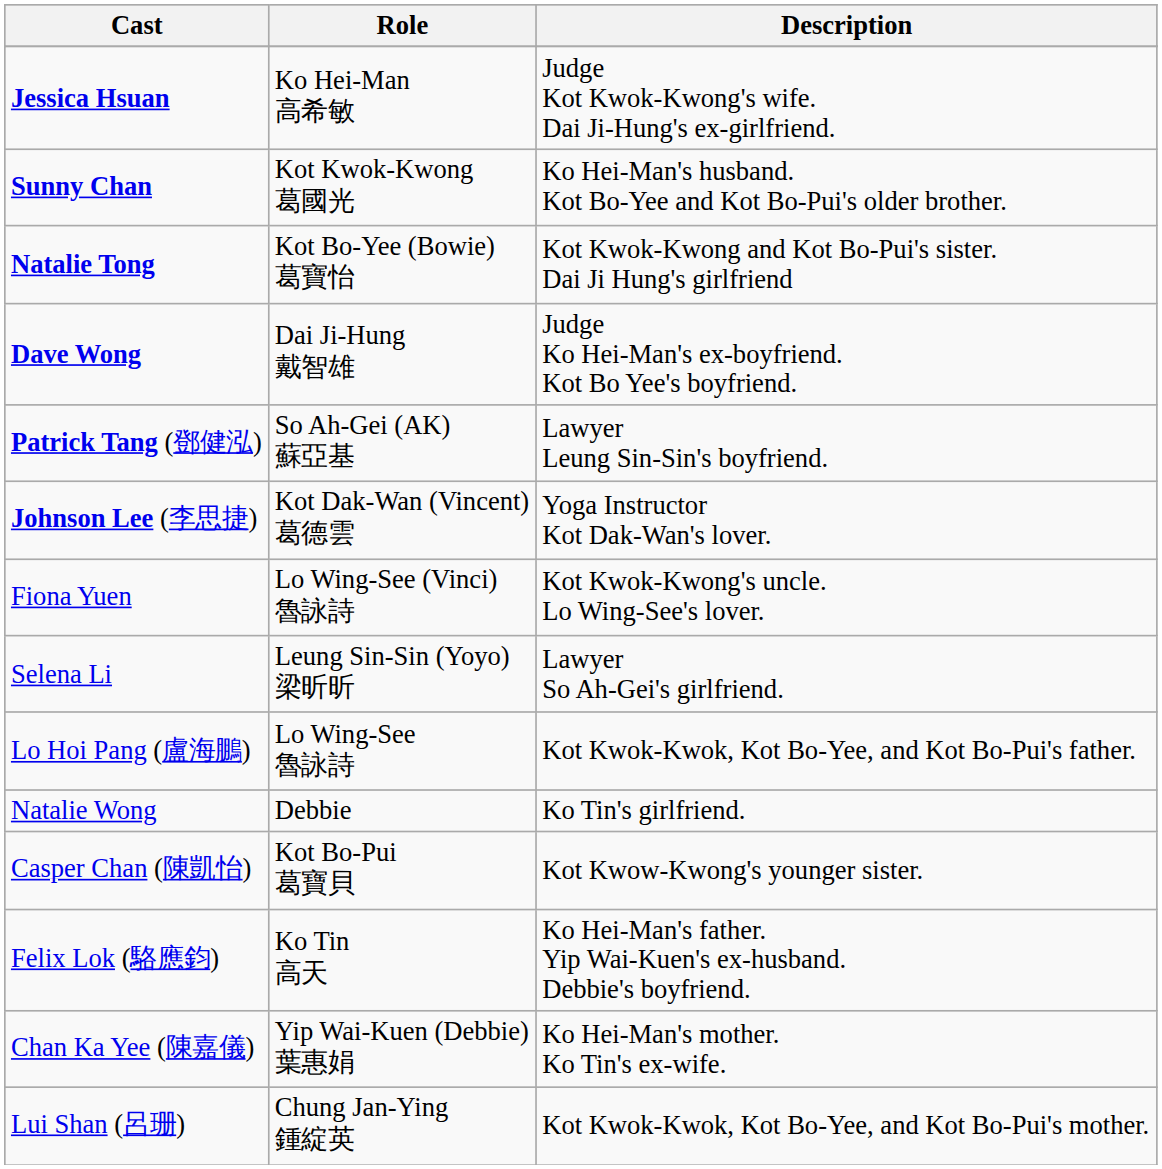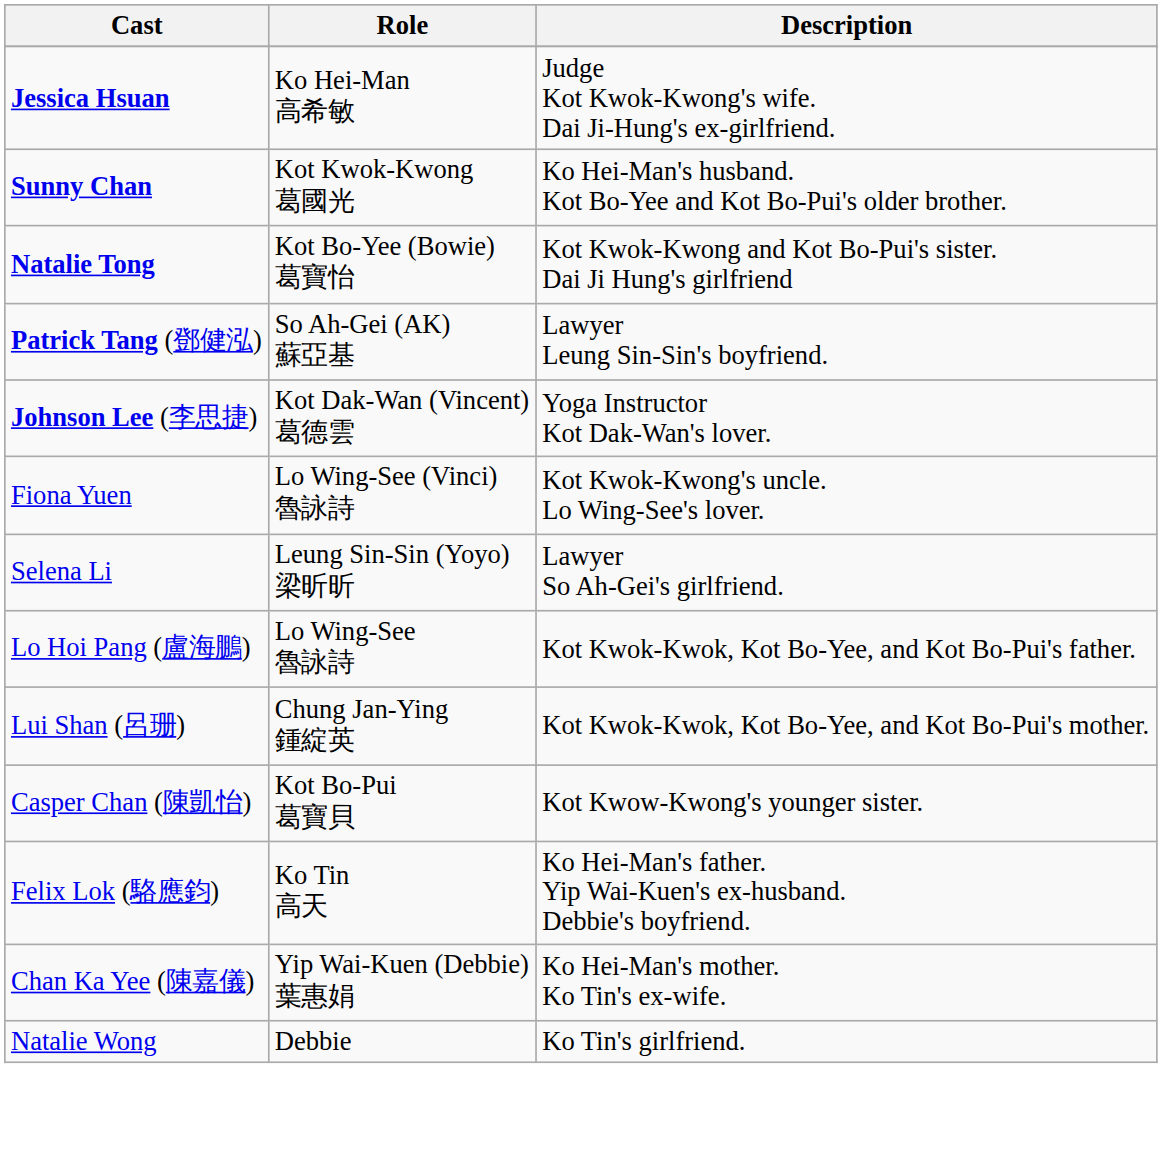- row: (76, 353)
rows swapped: (98, 1124) <-> (84, 810)
